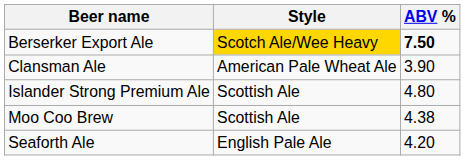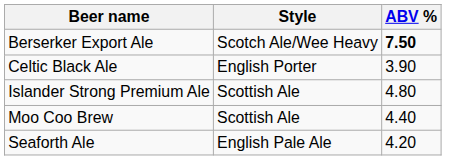(297, 42) gold background -> (297, 42) no background
+ row: (63, 67)
- row: (57, 67)
(419, 117) 4.38 -> (401, 117) 4.40
